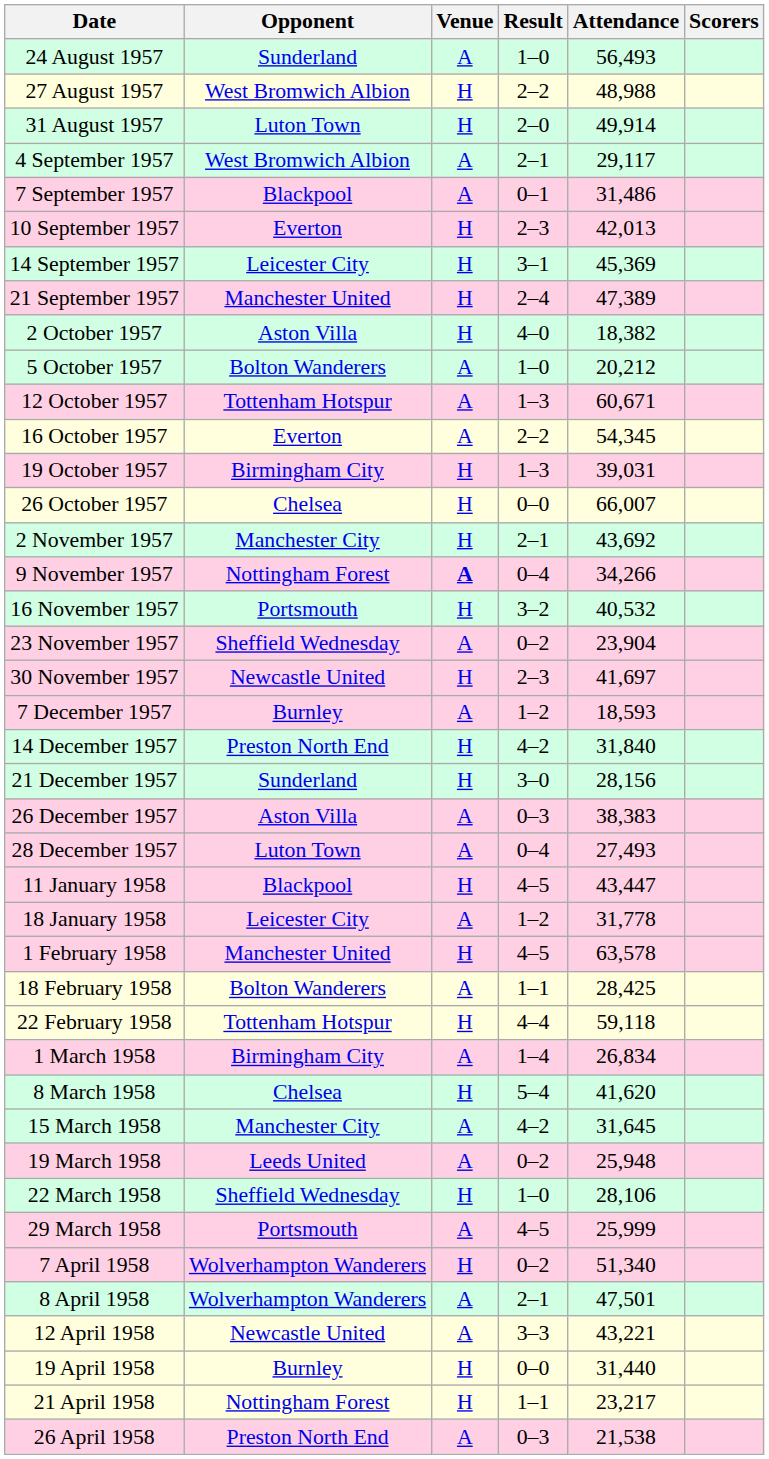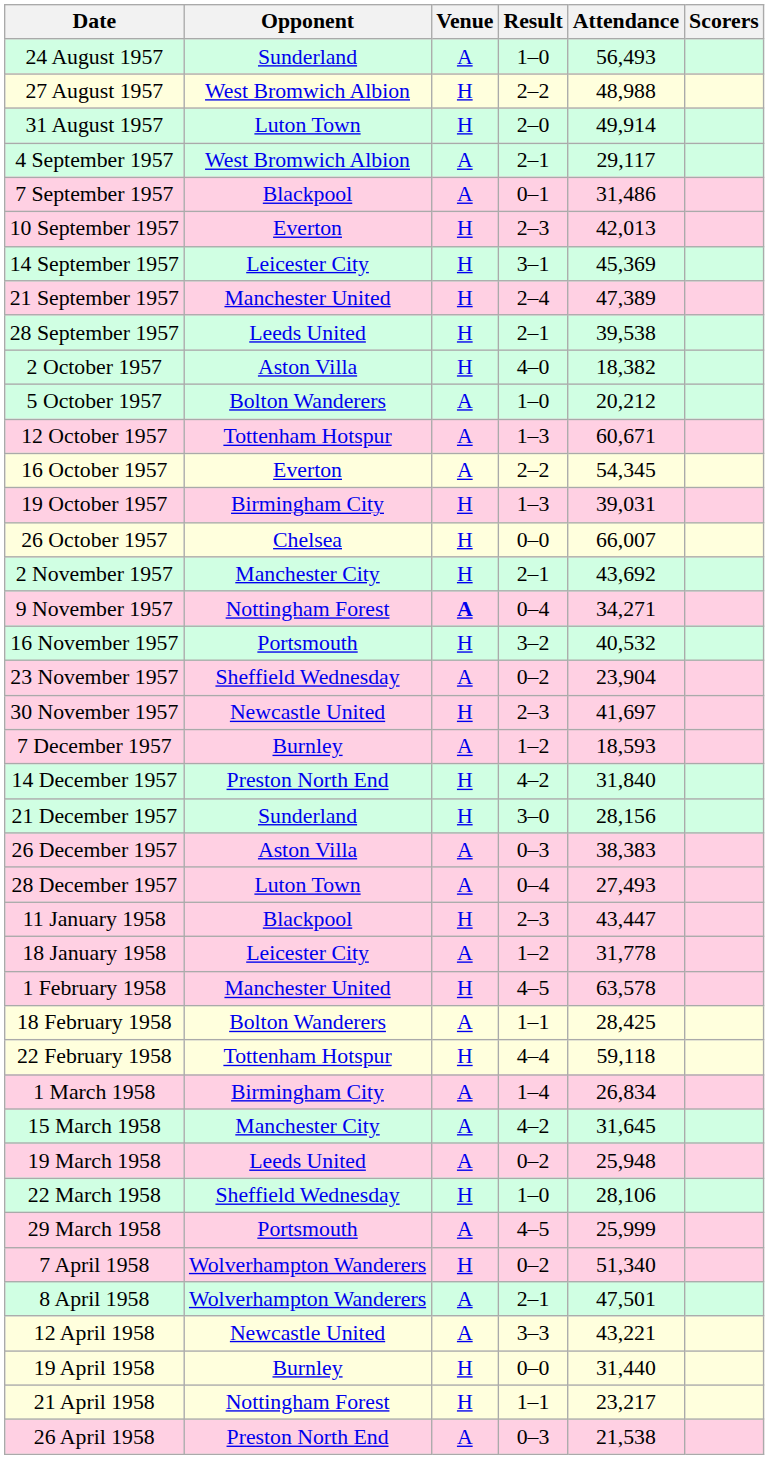+ row: (94, 332)
(626, 573) 34,266 -> (626, 608) 34,271
(533, 884) 4–5 -> (533, 919) 2–3
- row: (94, 1091)
